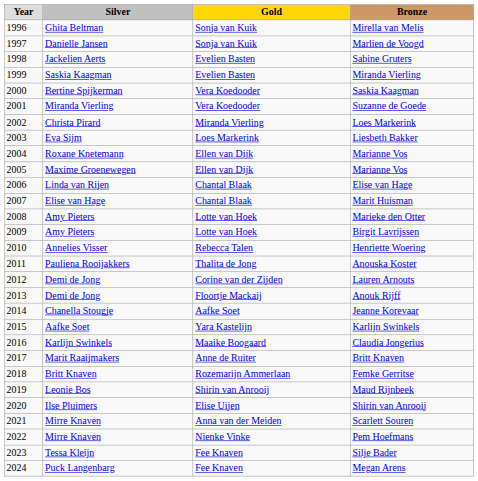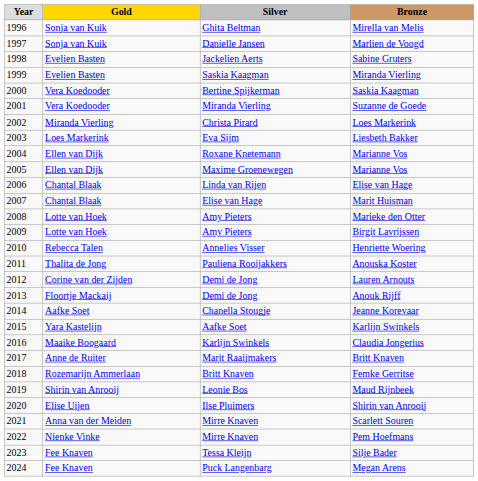columns swapped: (272, 12) <-> (118, 12)
